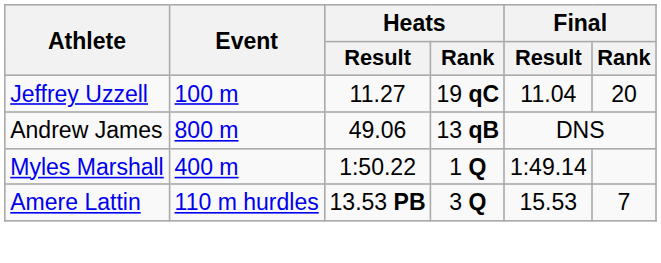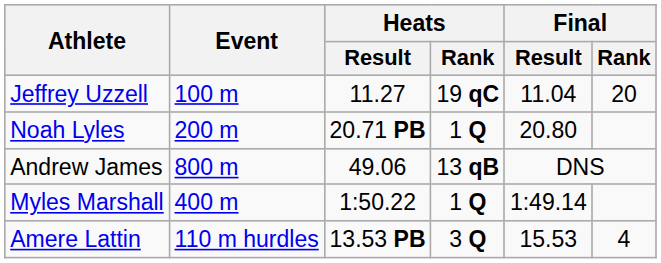+ row: (67, 131)
(624, 203) 7 -> (624, 240) 4
